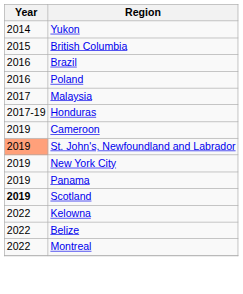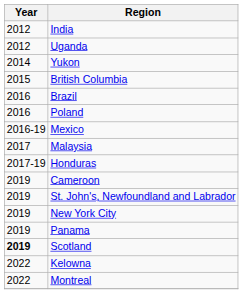+ row: (62, 29)
+ row: (69, 46)
+ row: (67, 130)
(19, 146) lightsalmon background -> (19, 197) no background
- row: (65, 230)
